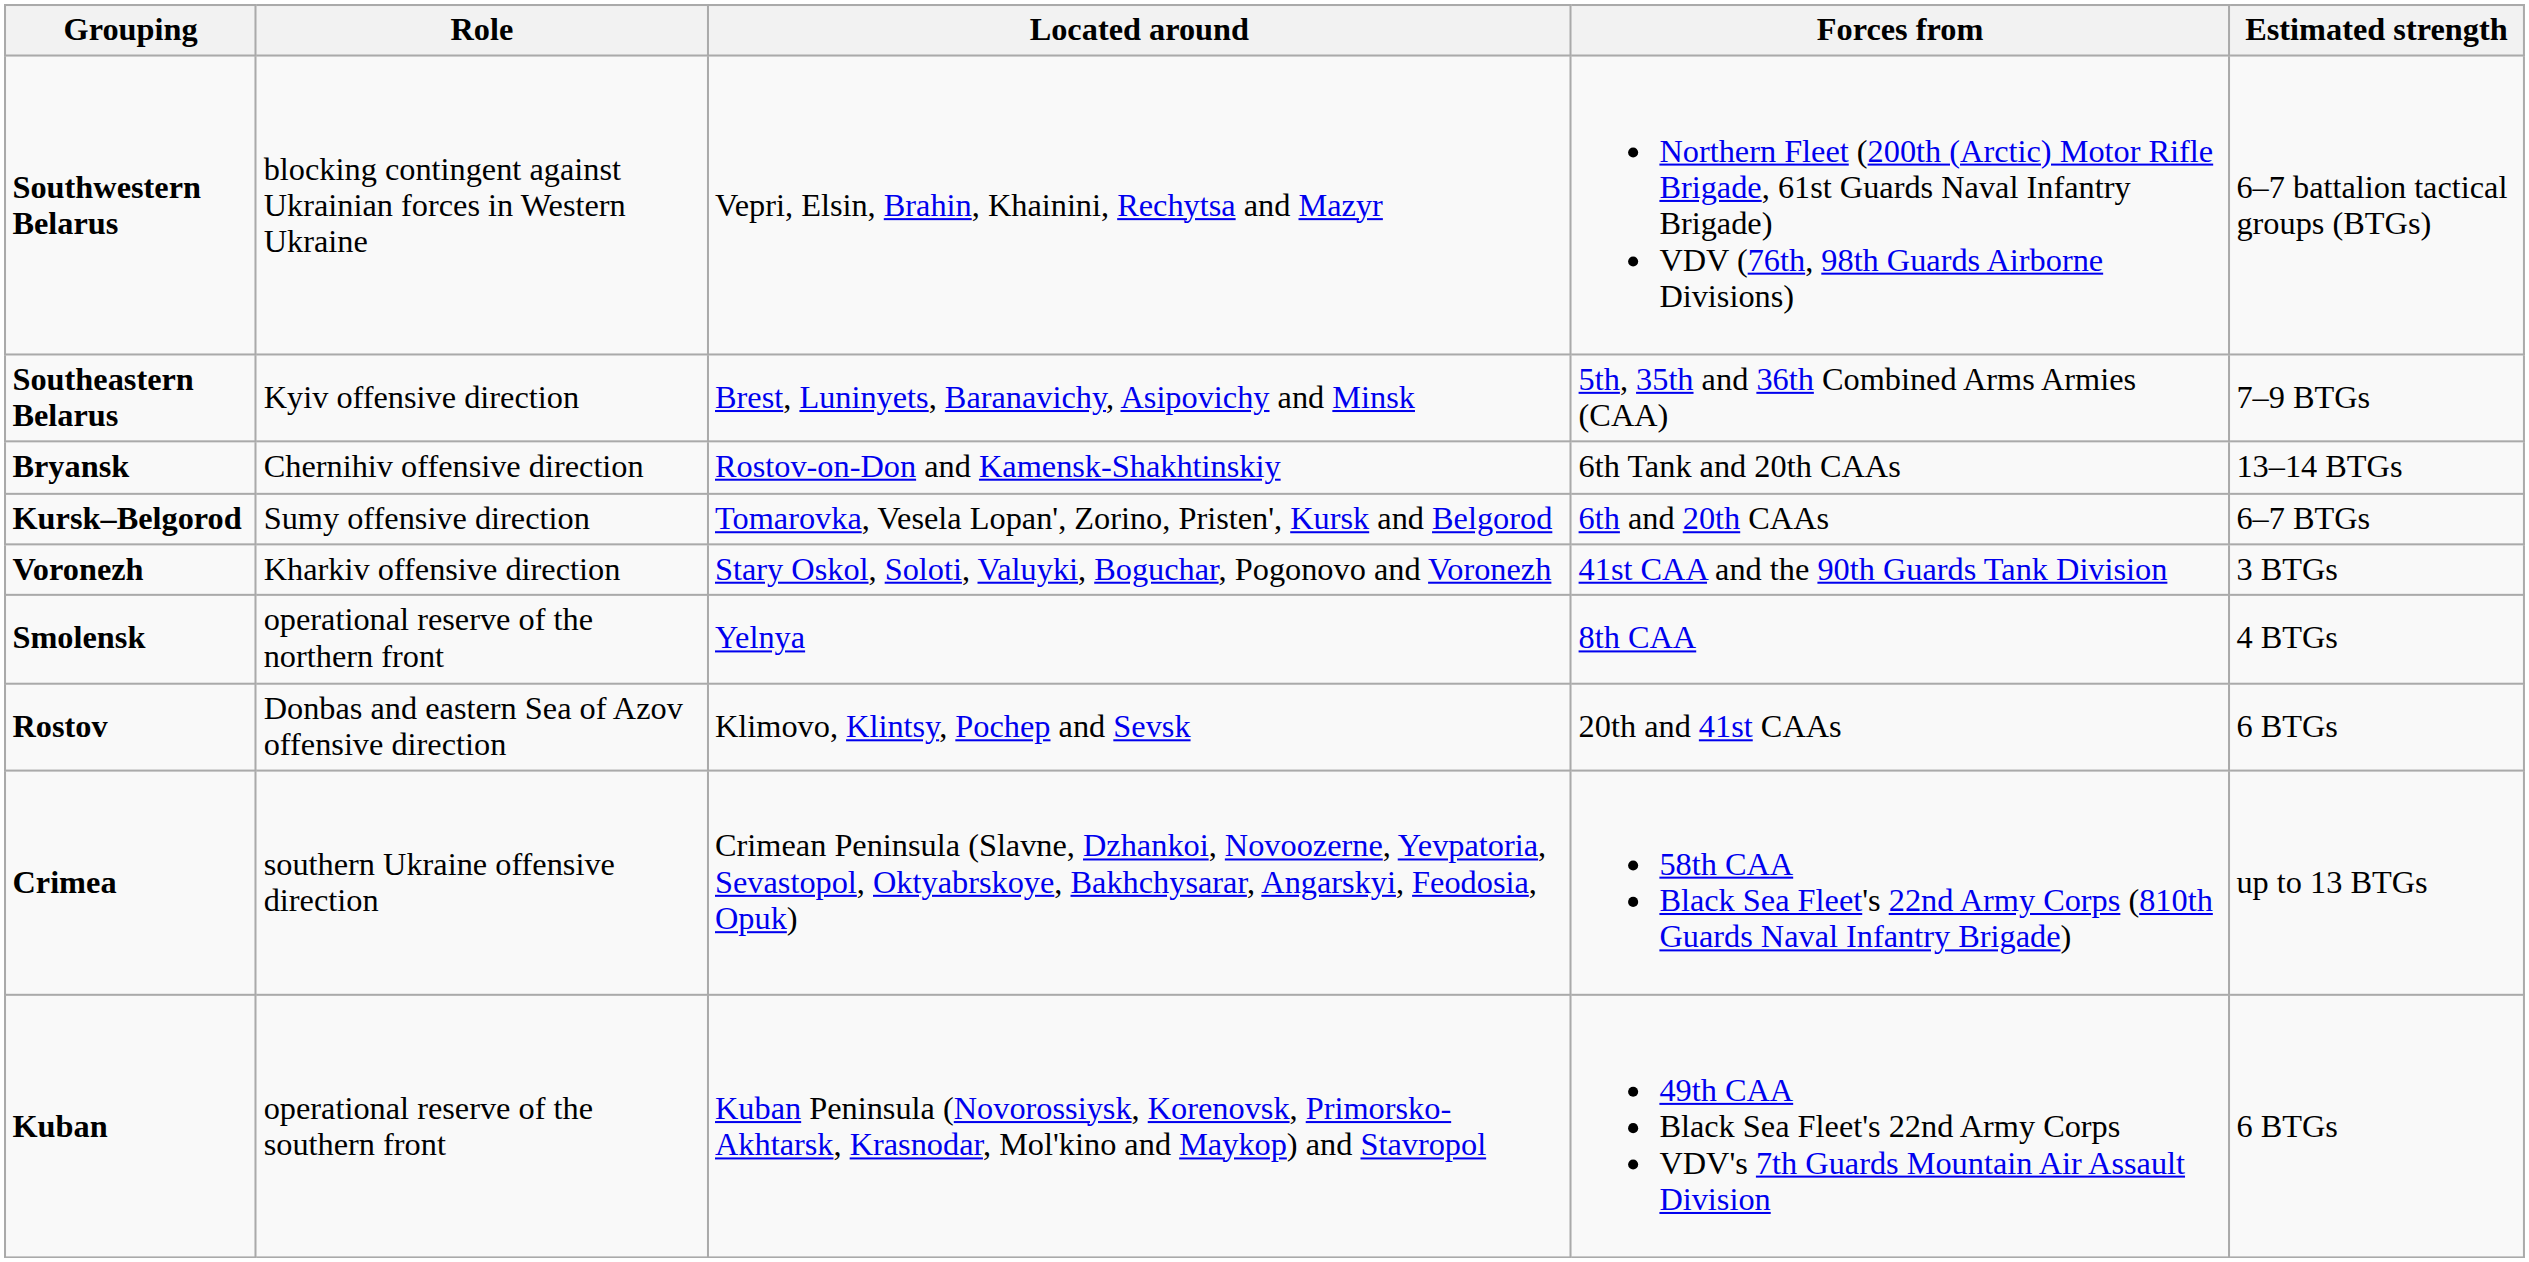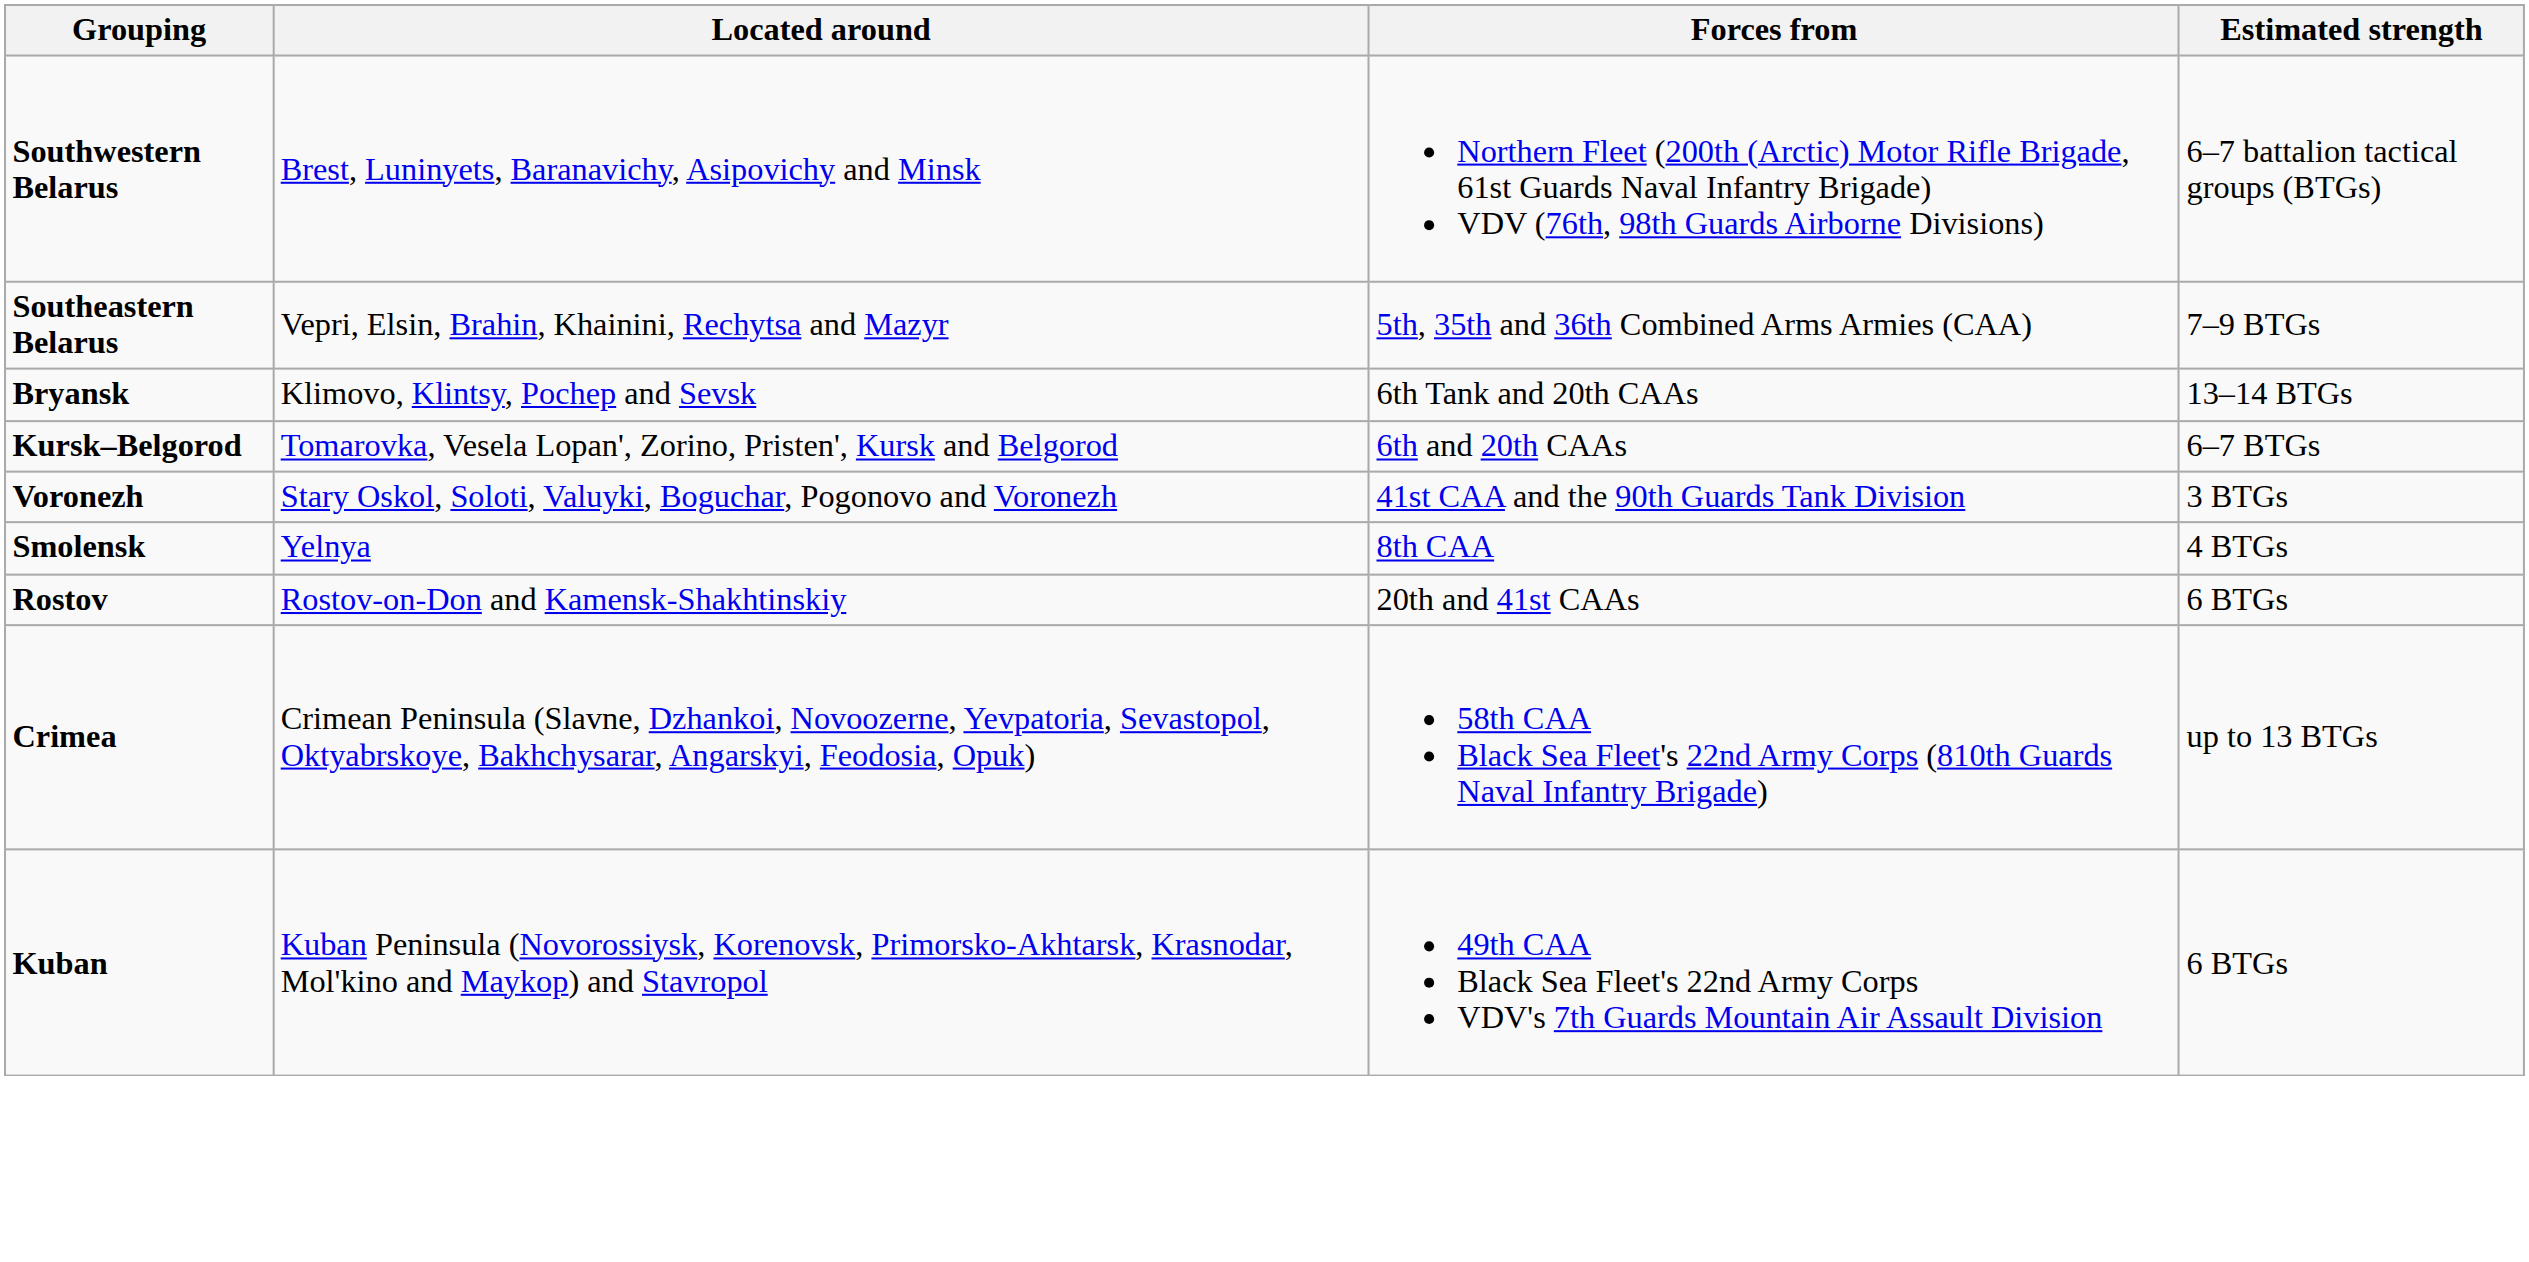- column: (482, 30)
(1049, 204) Vepri, Elsin, Brahin, Khainini, Rechytsa and Mazyr -> (631, 168) Brest, Luninyets, Baranavichy, Asipovichy and Minsk
(1065, 397) Brest, Luninyets, Baranavichy, Asipovichy and Minsk -> (615, 324) Vepri, Elsin, Brahin, Khainini, Rechytsa and Mazyr
(998, 466) Rostov-on-Don and Kamensk-Shakhtinskiy -> (518, 393) Klimovo, Klintsy, Pochep and Sevsk
(953, 726) Klimovo, Klintsy, Pochep and Sevsk -> (564, 599) Rostov-on-Don and Kamensk-Shakhtinskiy
